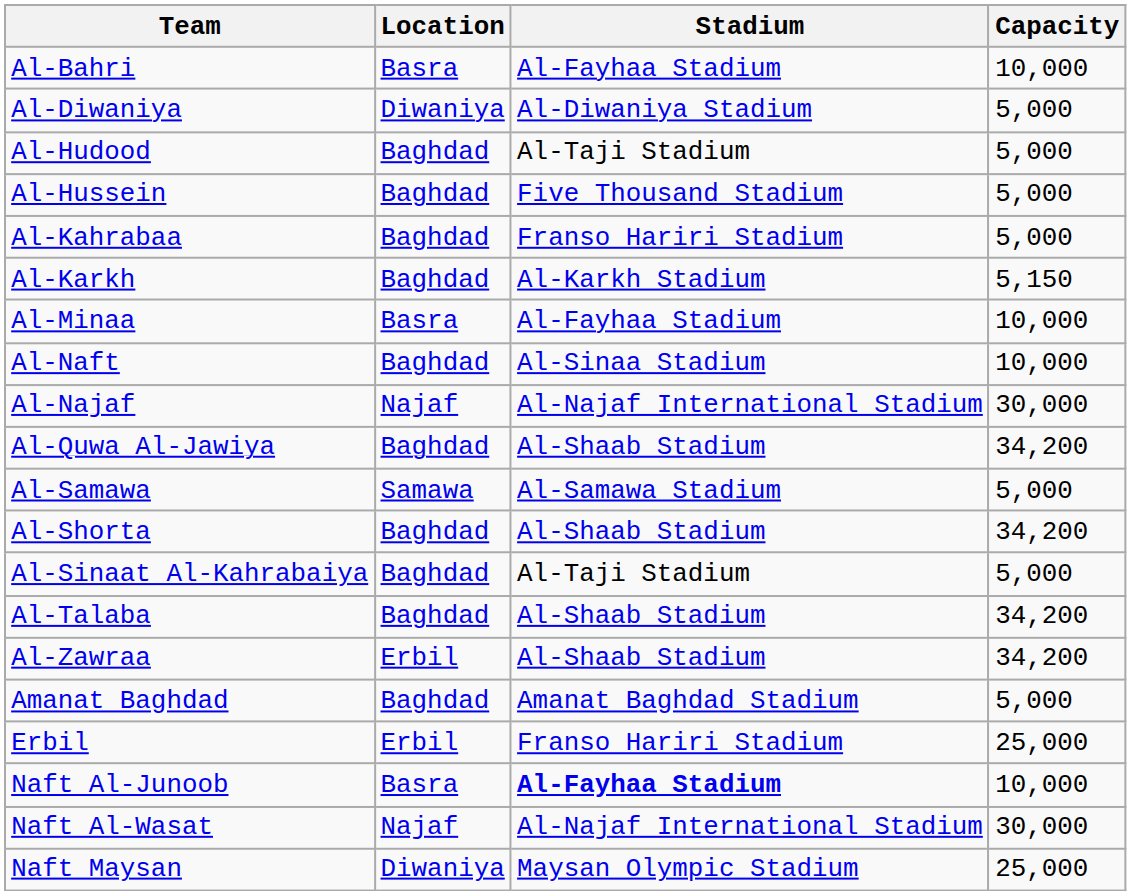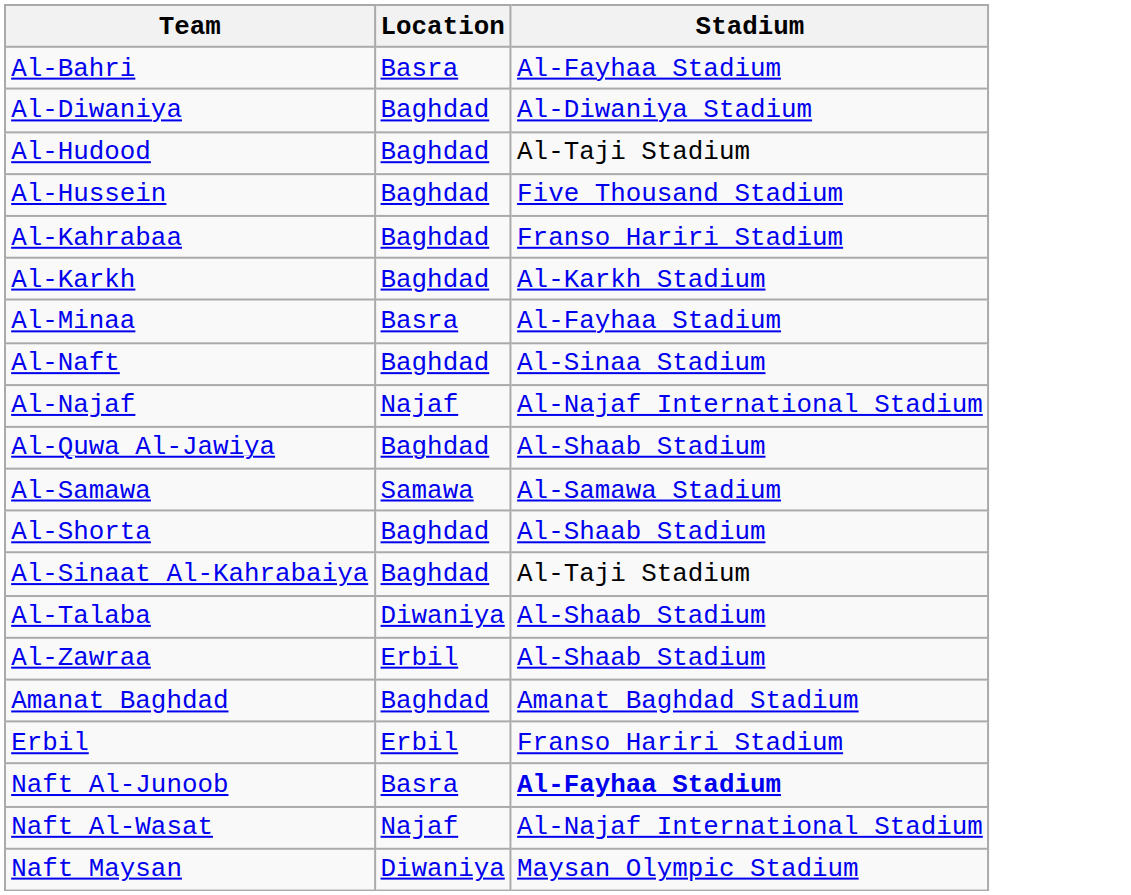- column: (1057, 26)
(443, 110) Diwaniya -> (435, 110) Baghdad
(435, 616) Baghdad -> (443, 616) Diwaniya
